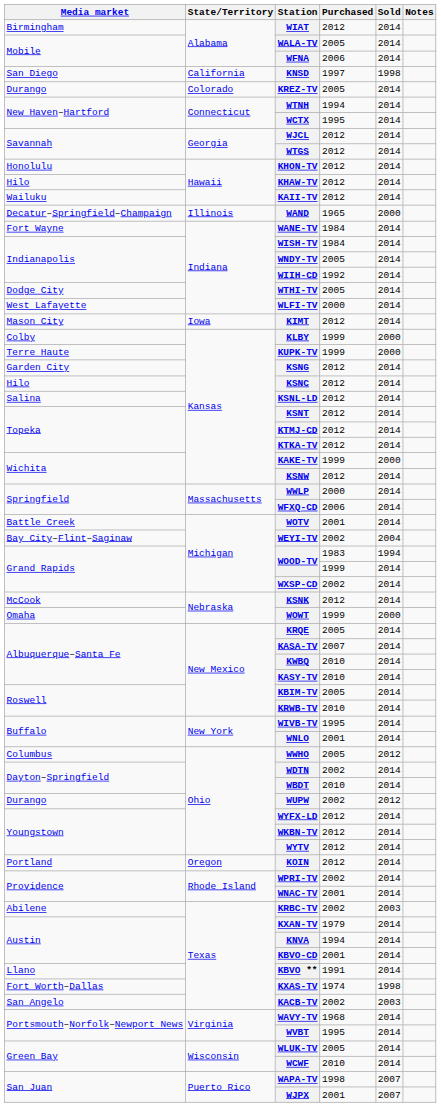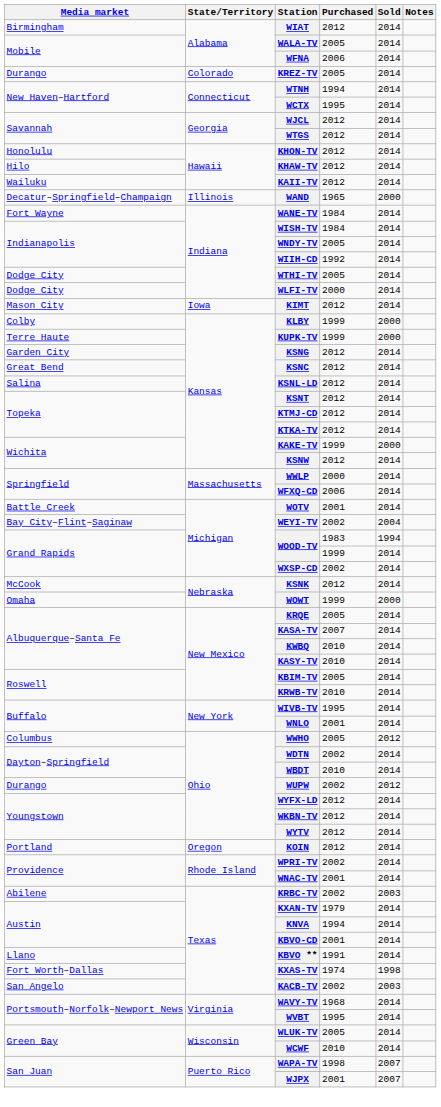- row: (298, 74)
(46, 306) West Lafayette -> (35, 291) Dodge City
(18, 383) Hilo -> (35, 368) Great Bend
